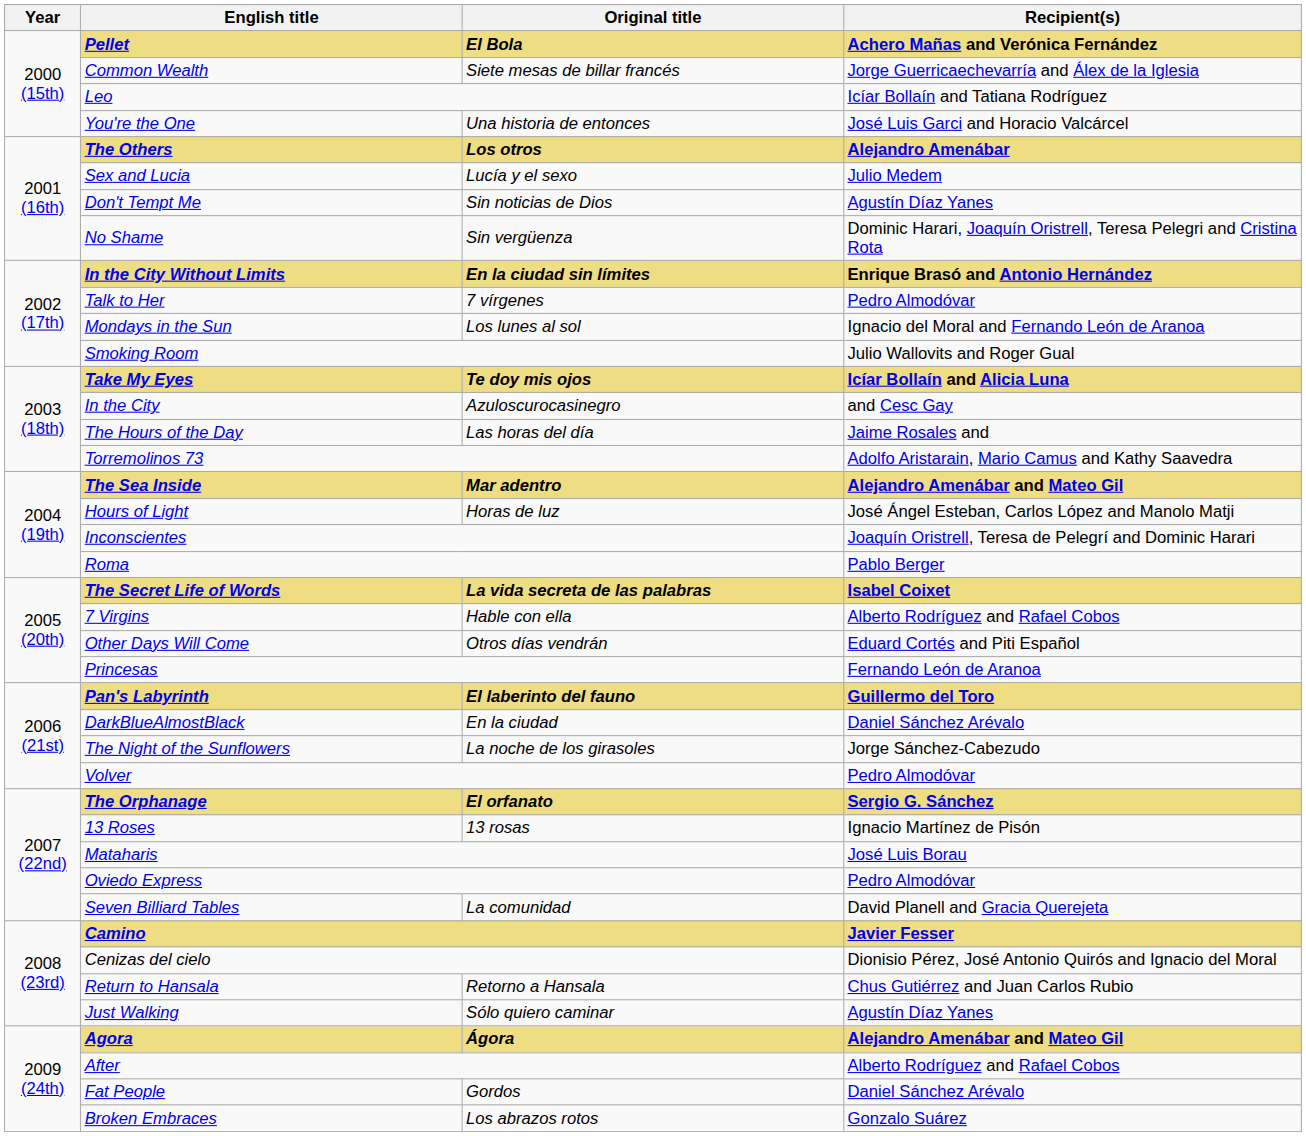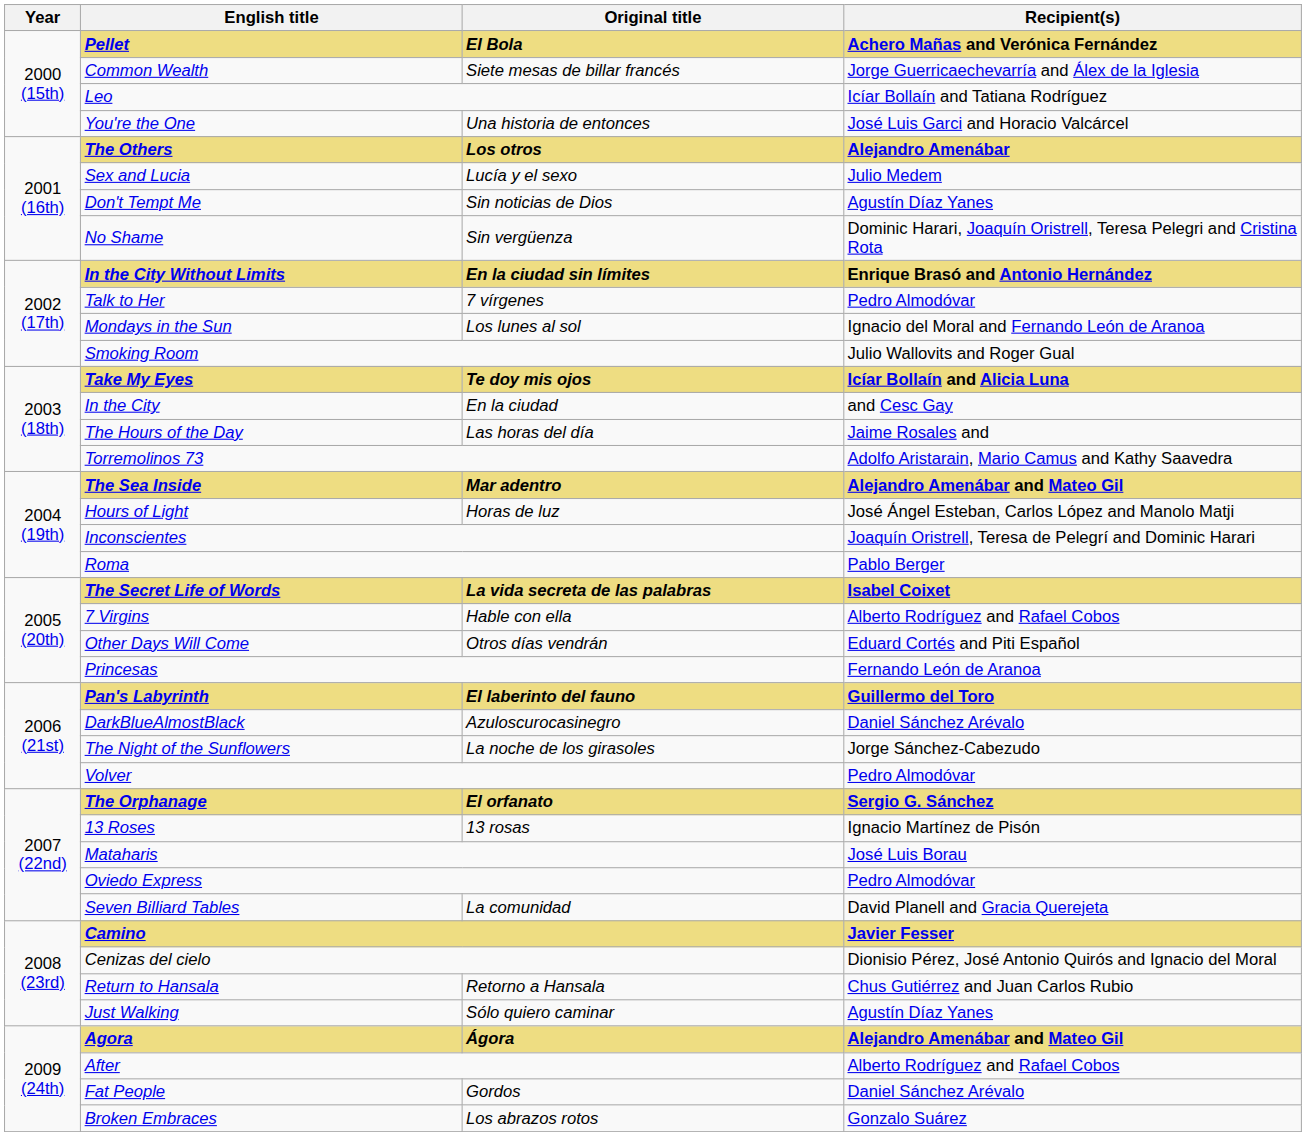(543, 405) Azuloscurocasinegro -> (512, 405) En la ciudad
(512, 722) En la ciudad -> (543, 722) Azuloscurocasinegro
